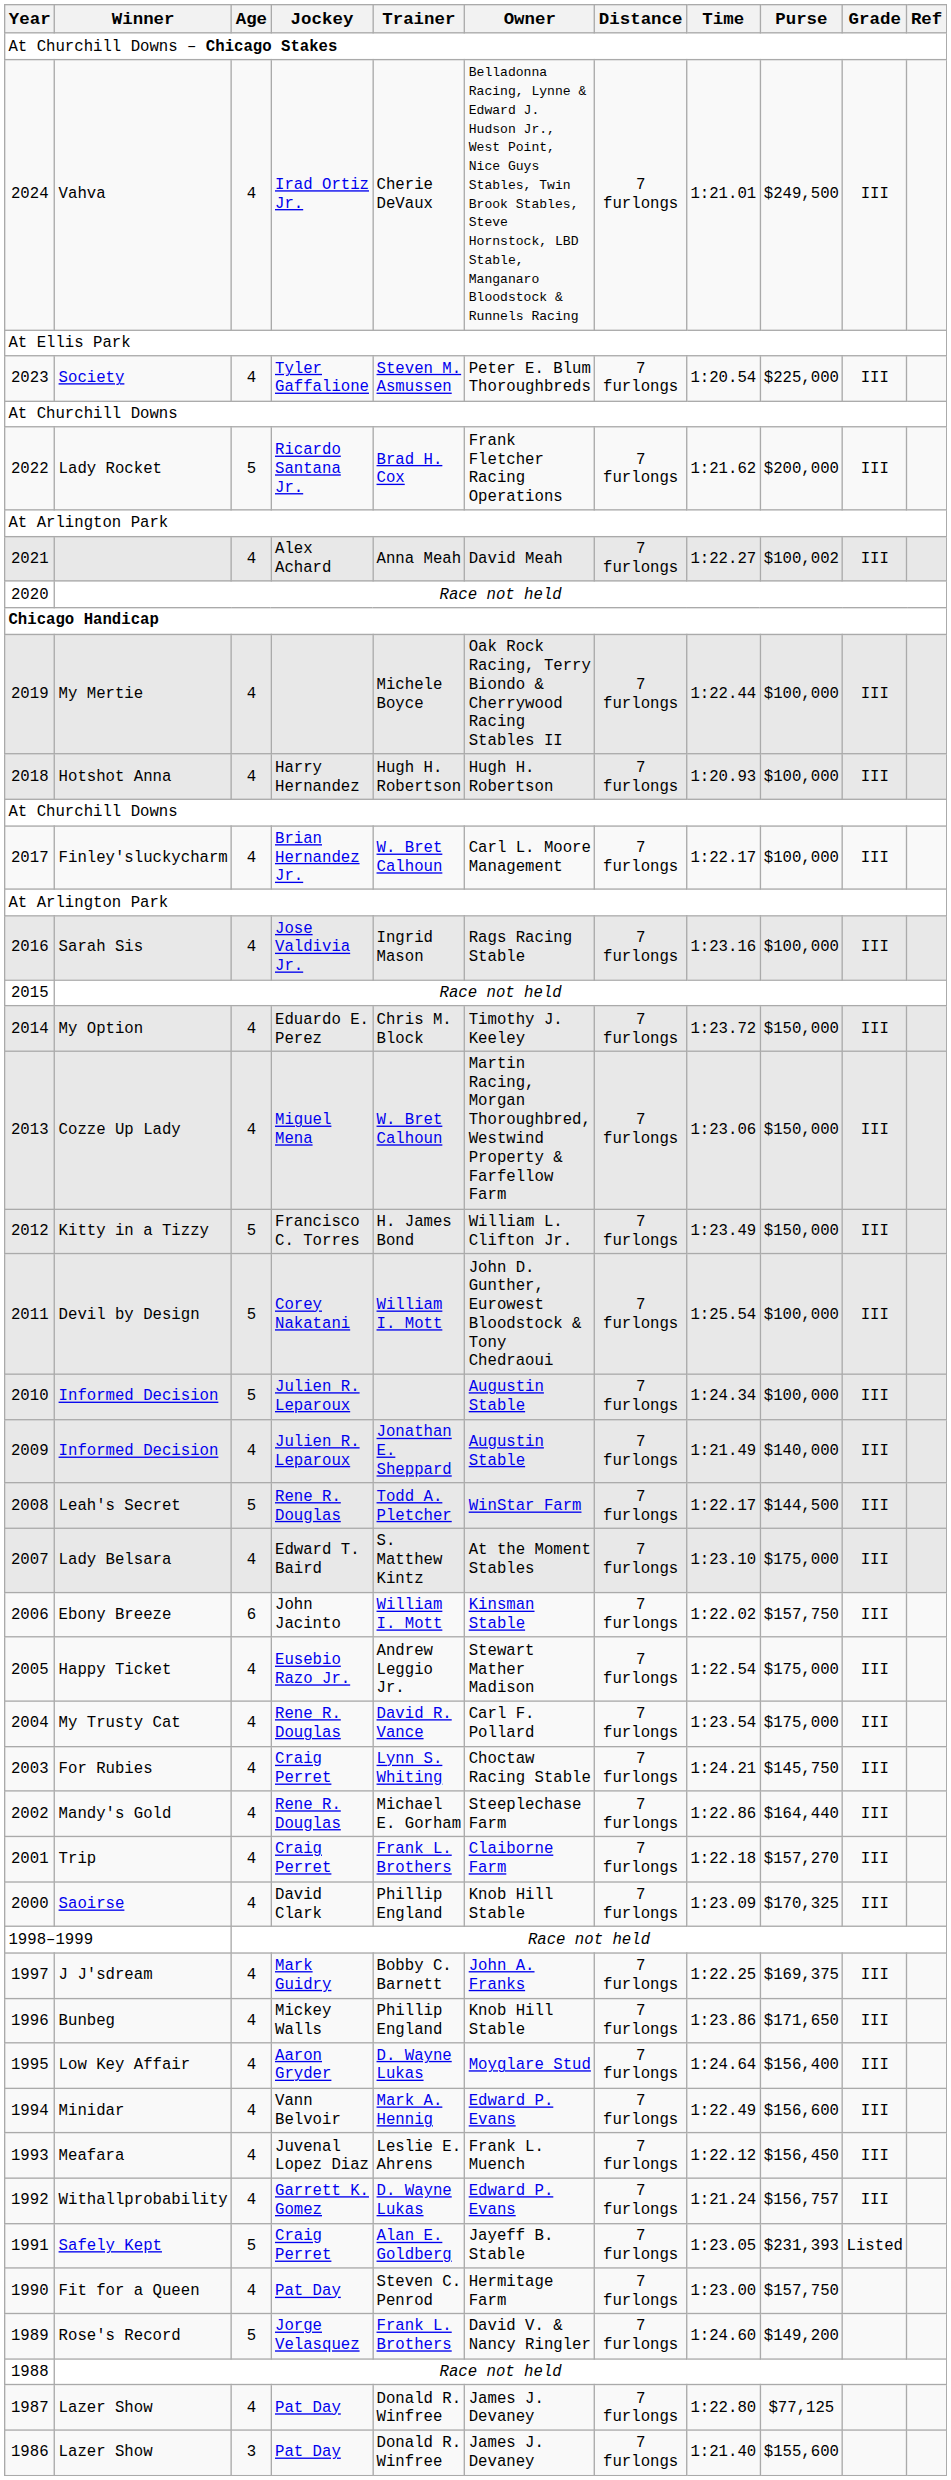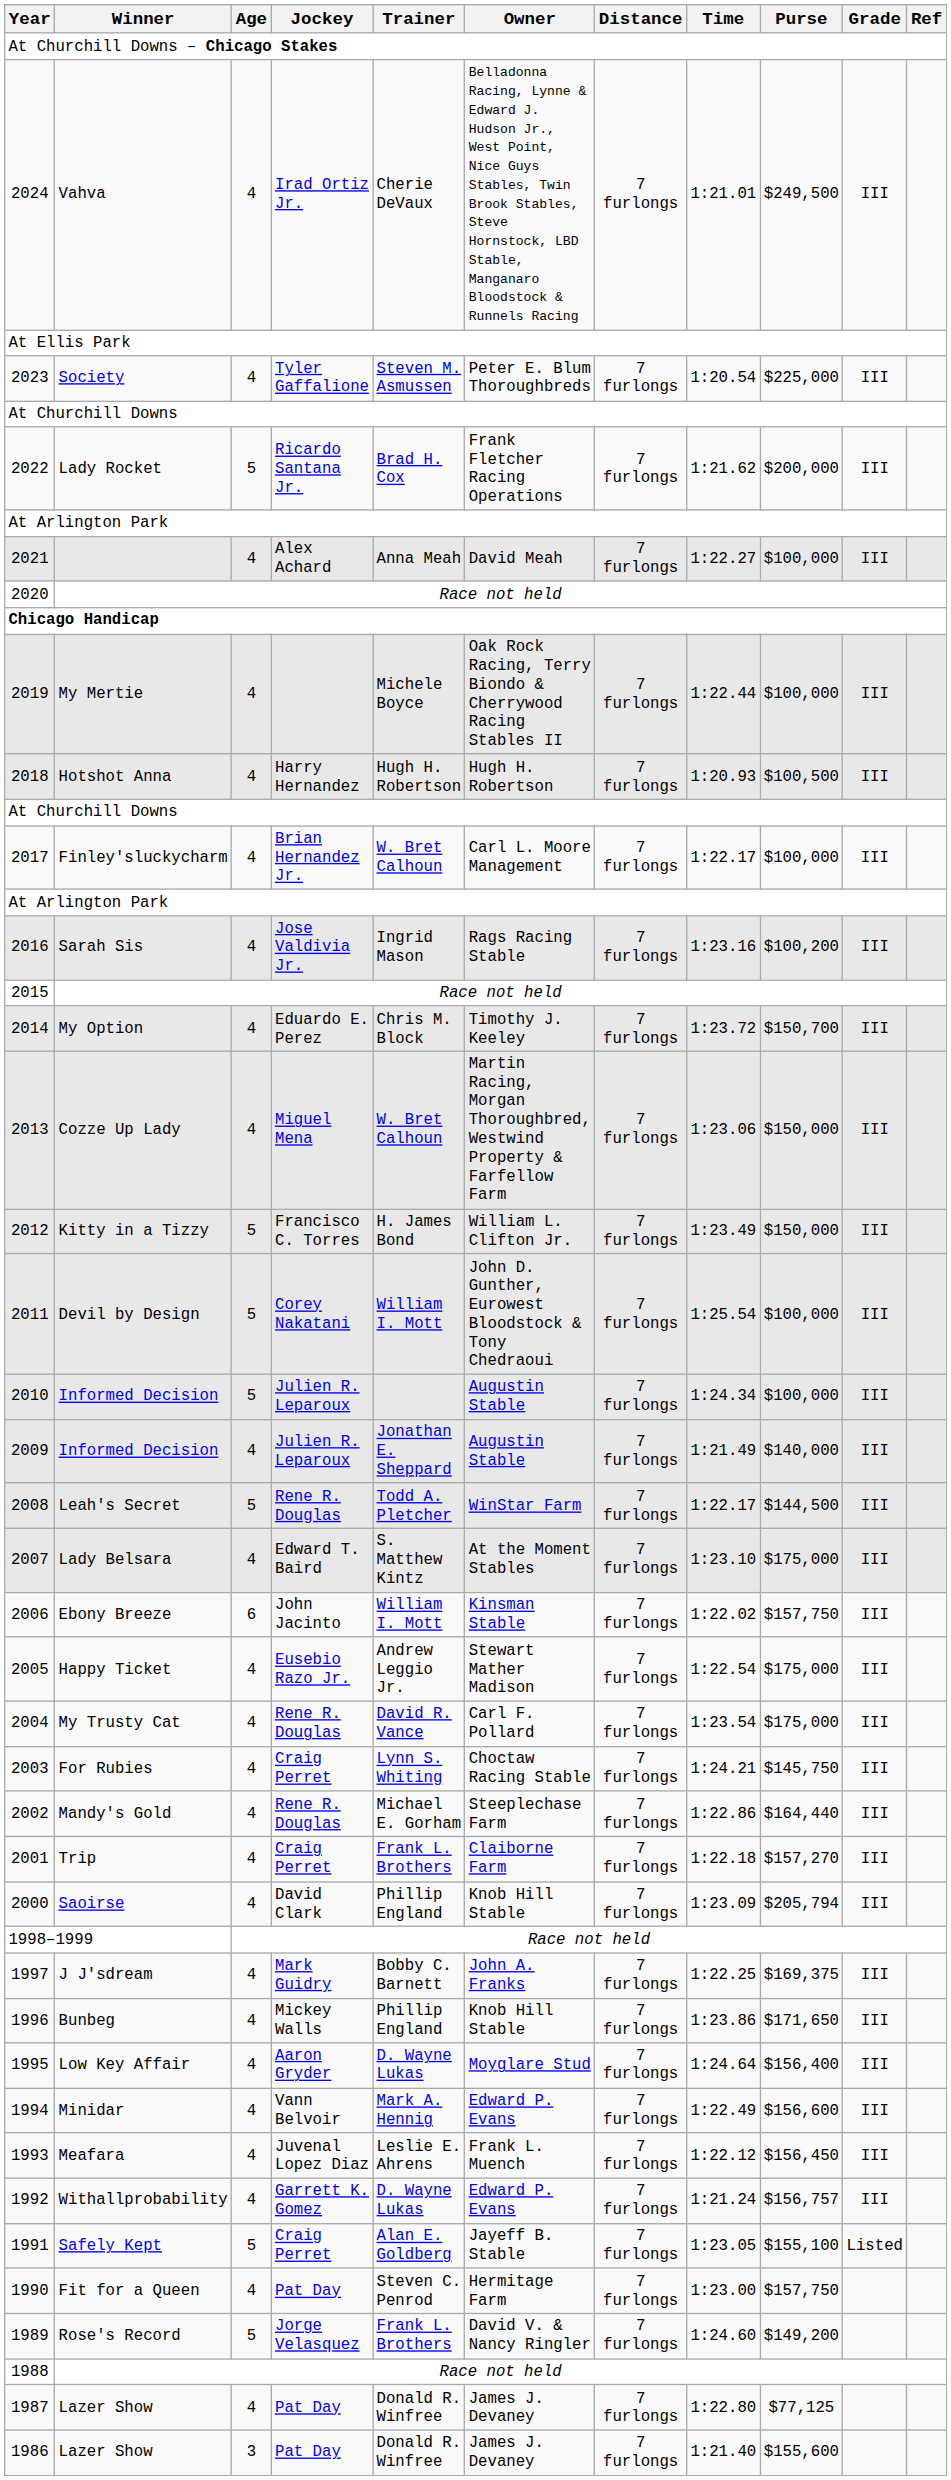(801, 559) $100,002 -> (801, 559) $100,000
(801, 777) $100,000 -> (801, 777) $100,500
(801, 948) $100,000 -> (801, 948) $100,200
(801, 1029) $150,000 -> (801, 1029) $150,700
(801, 1904) $170,325 -> (801, 1904) $205,794
(801, 2246) $231,393 -> (801, 2246) $155,100
